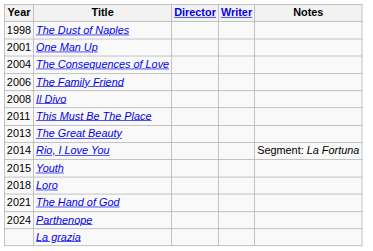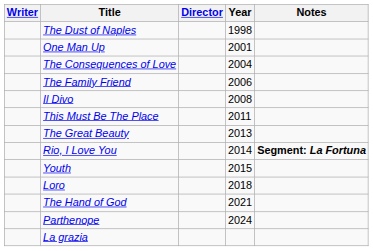columns swapped: (19, 13) <-> (237, 13)
(308, 151) normal -> (312, 151) bold
